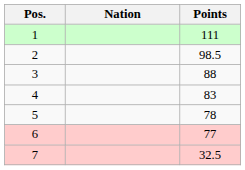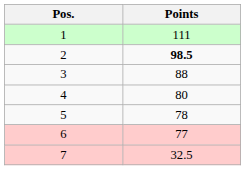- column: (122, 14)
(210, 54) normal -> (182, 54) bold
(210, 94) 83 -> (182, 94) 80
